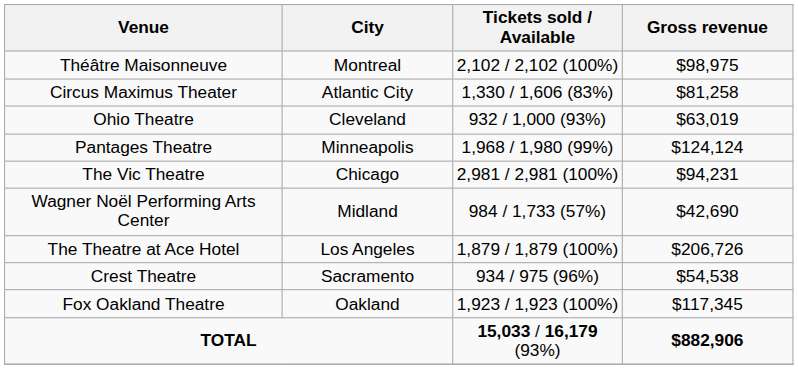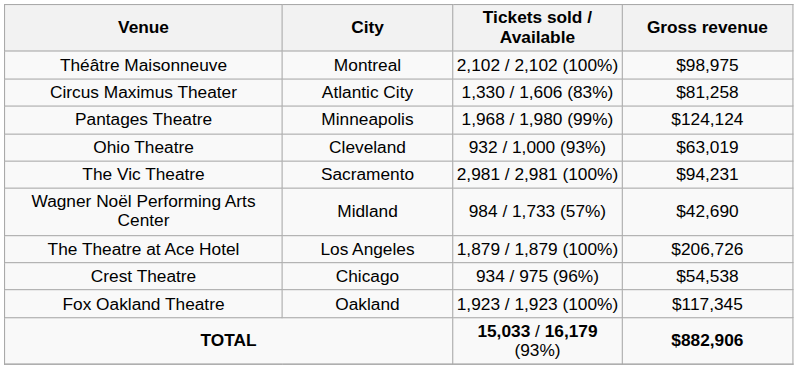rows swapped: (144, 119) <-> (144, 147)
(367, 174) Chicago -> (367, 174) Sacramento
(367, 276) Sacramento -> (367, 276) Chicago
